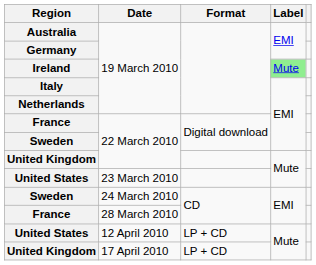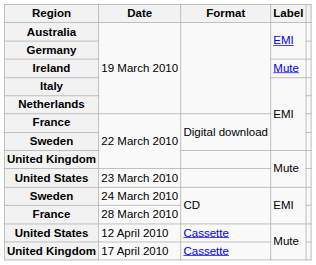(286, 68) lightgreen background -> (286, 68) no background
(205, 232) LP + CD -> (206, 232) Cassette
(205, 251) LP + CD -> (206, 251) Cassette
